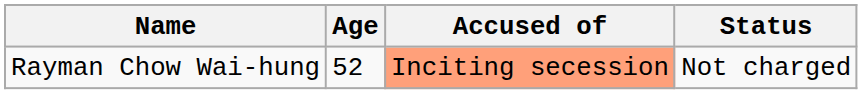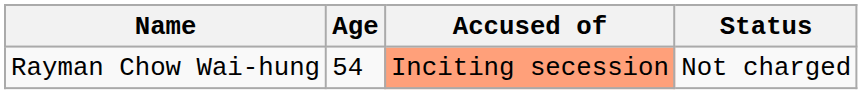(348, 68) 52 -> (348, 68) 54
